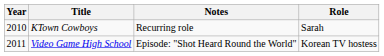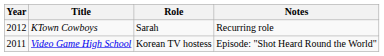columns swapped: (339, 12) <-> (216, 12)
(17, 28) 2010 -> (17, 28) 2012
